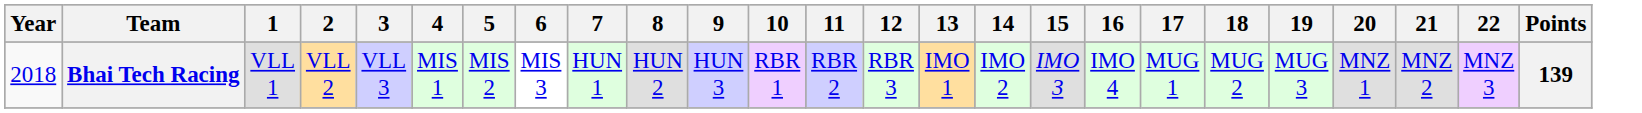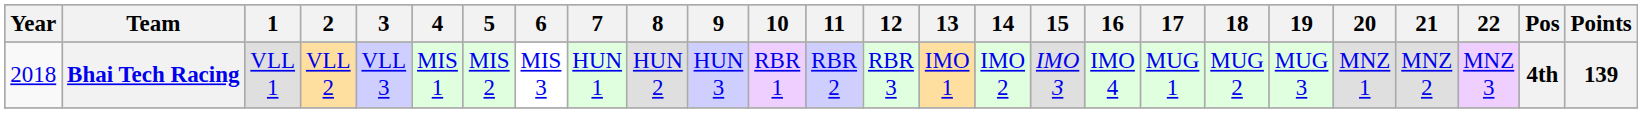+ column: (1542, 23)
